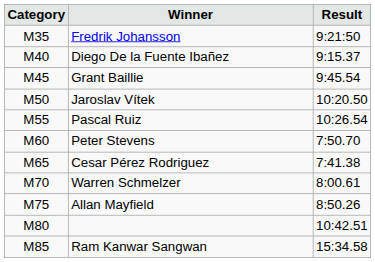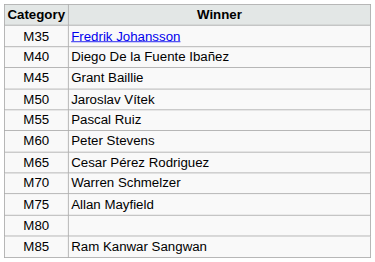- column: (342, 15)
